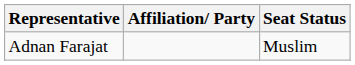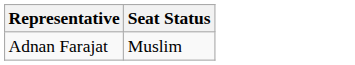- column: (191, 18)
